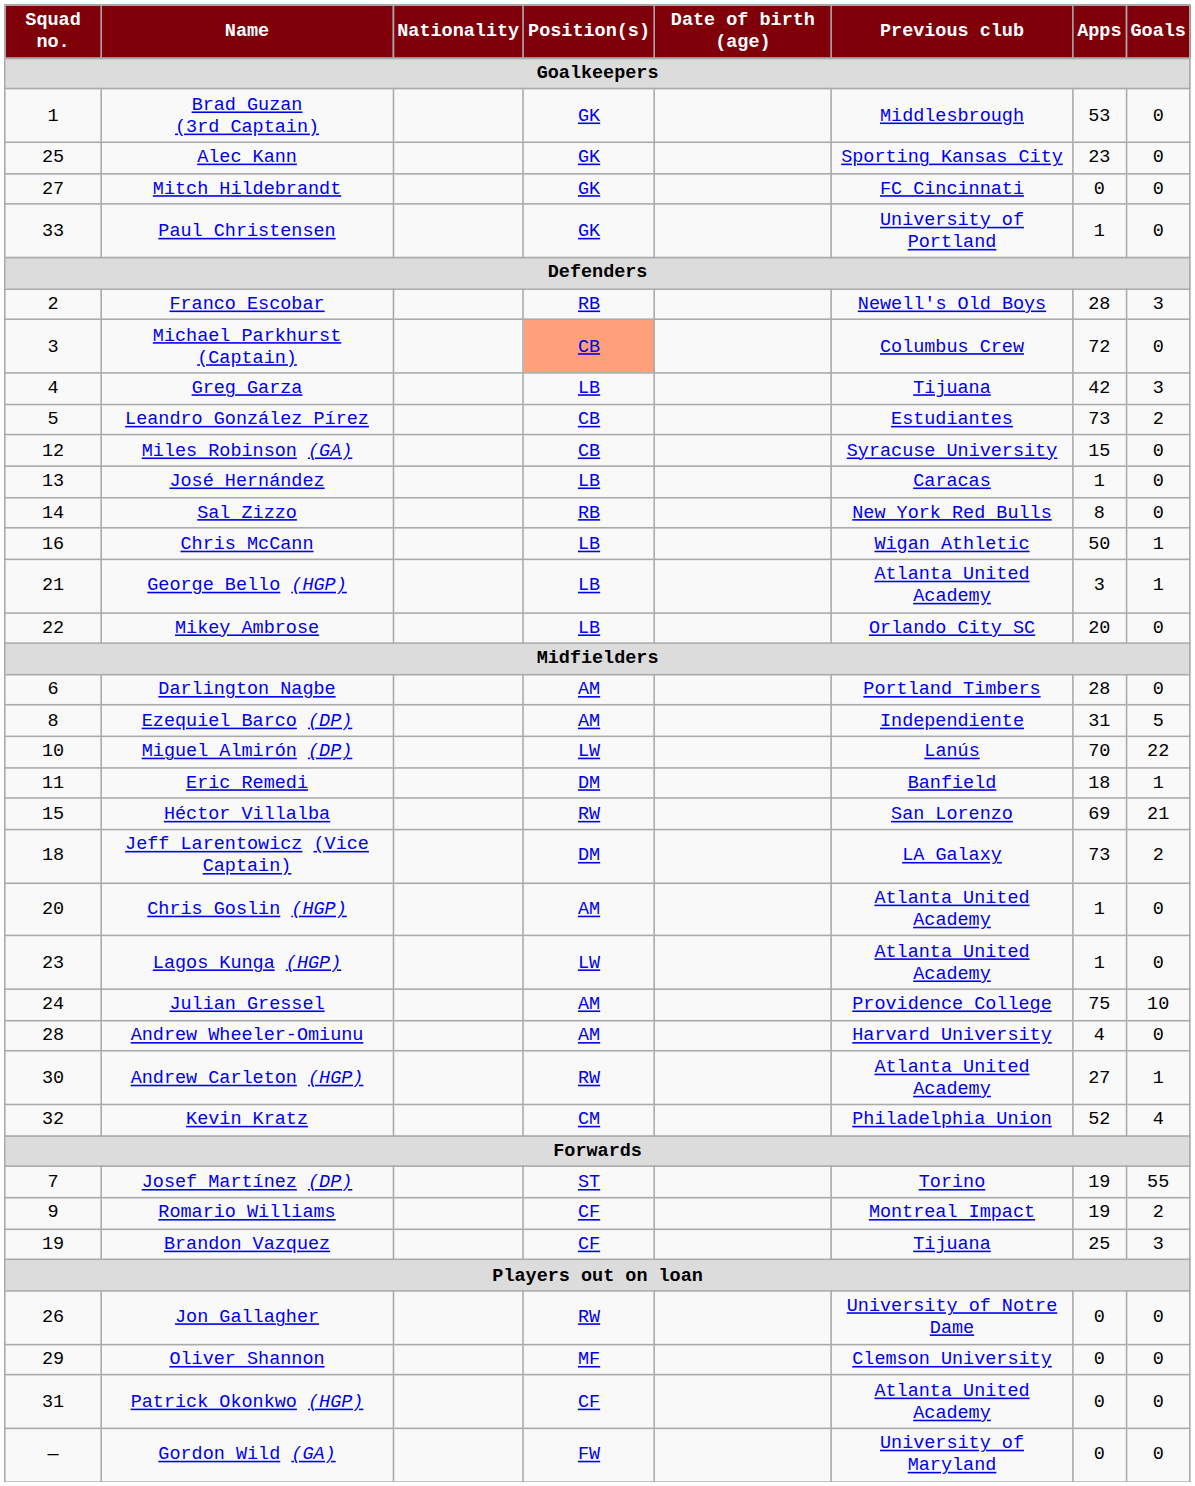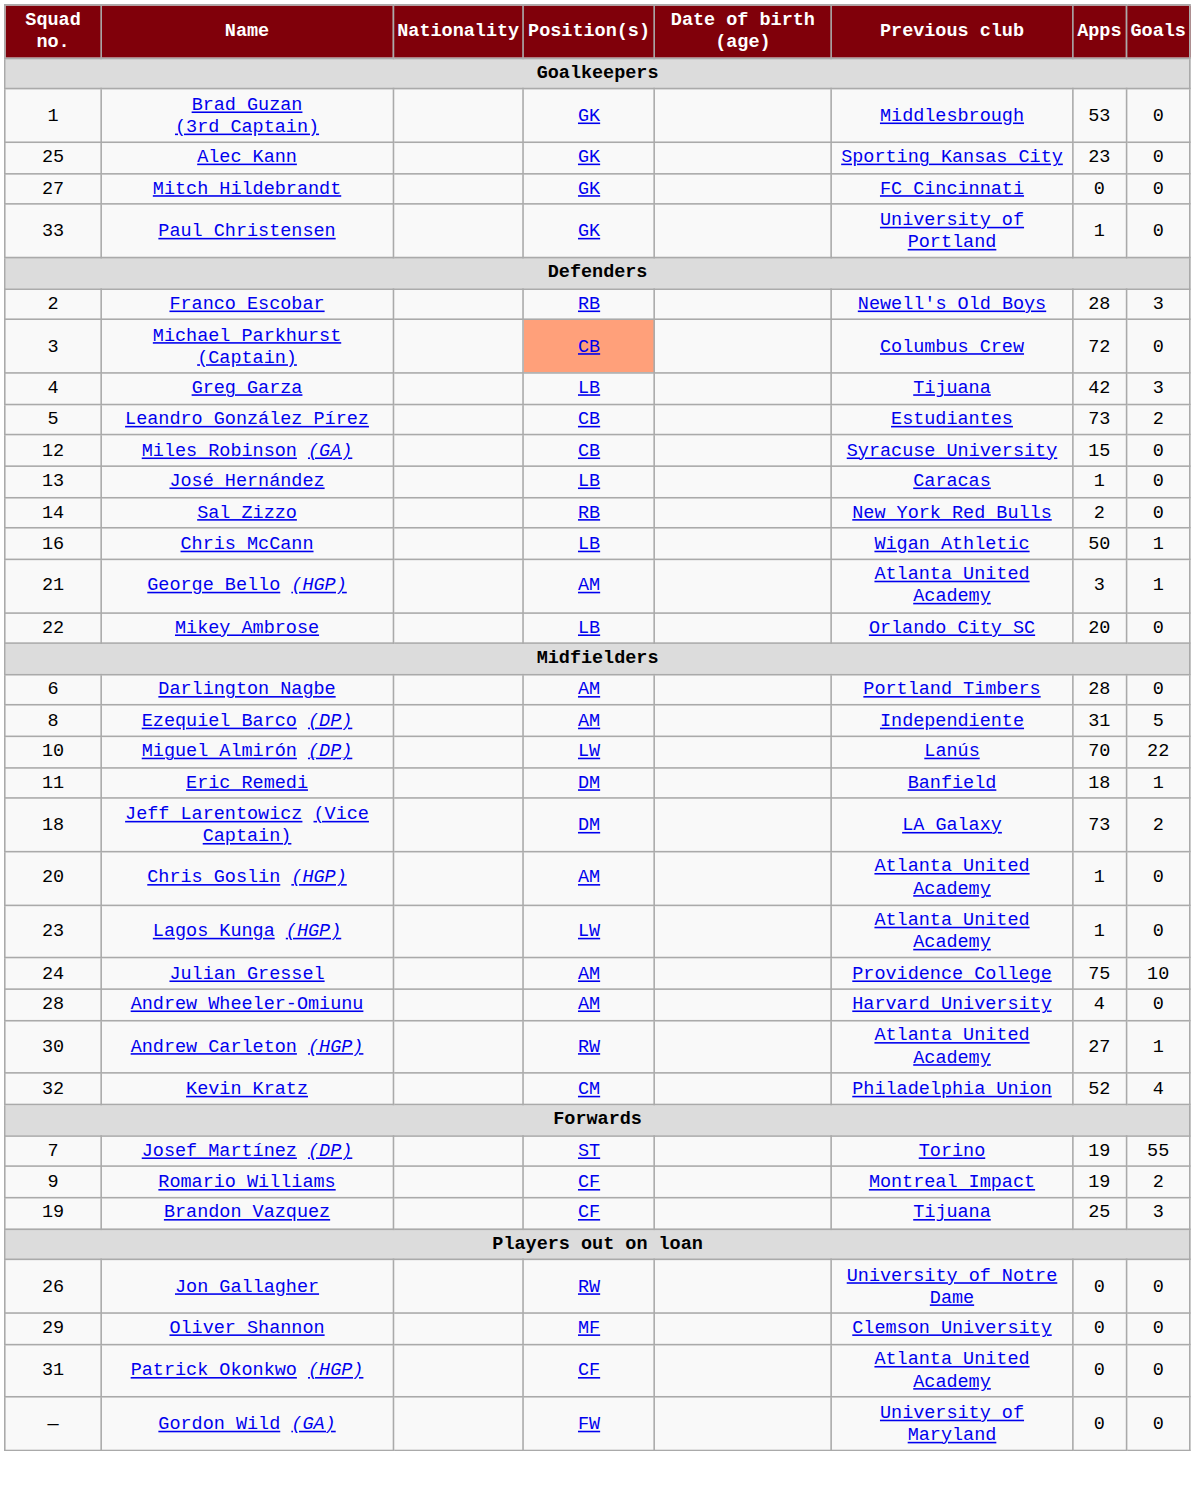(1099, 512) 8 -> (1099, 512) 2
(589, 585) LB -> (589, 585) AM
- row: (247, 814)
